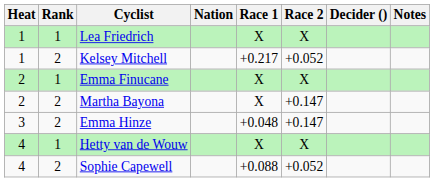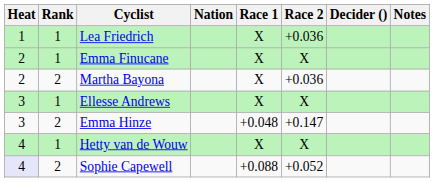(304, 36) X -> (304, 36) +0.036
- row: (123, 58)
(304, 101) +0.147 -> (304, 79) +0.036
+ row: (125, 101)
(22, 166) no background -> (22, 166) lavender background
